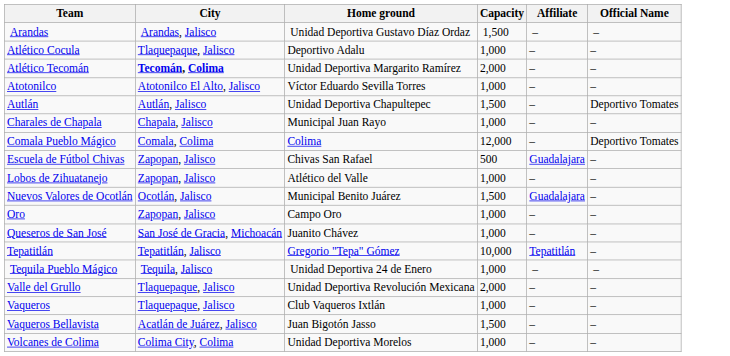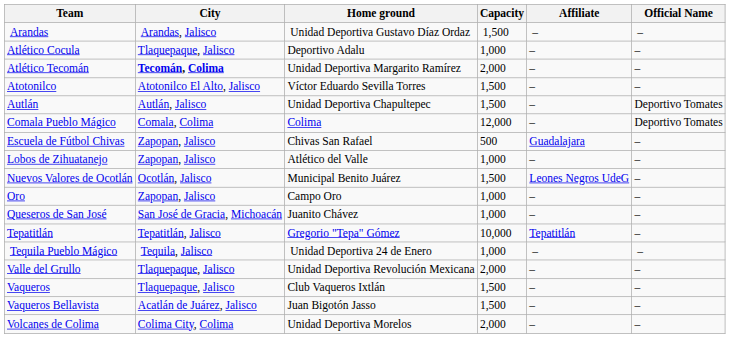(493, 86) 1,000 -> (493, 86) 1,500
- row: (54, 123)
(557, 196) Guadalajara -> (579, 178) Leones Negros UdeG
(493, 305) 1,000 -> (493, 287) 1,500
(493, 342) 1,000 -> (493, 324) 2,000
